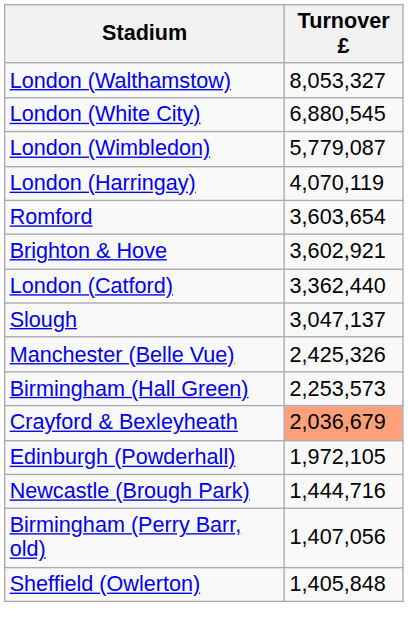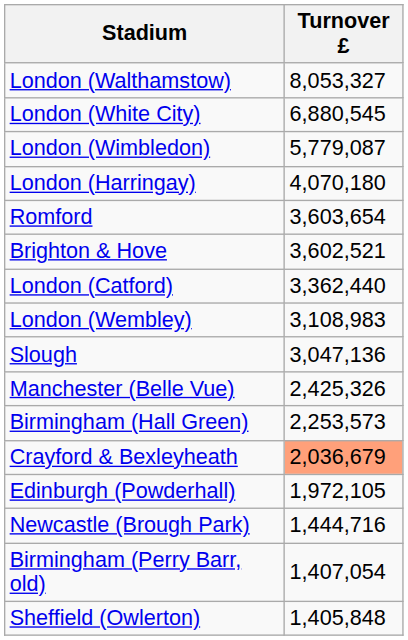(337, 182) 4,070,119 -> (338, 182) 4,070,180
(338, 251) 3,602,921 -> (338, 251) 3,602,521
+ row: (101, 319)
(338, 319) 3,047,137 -> (338, 354) 3,047,136
(338, 537) 1,407,056 -> (338, 571) 1,407,054
